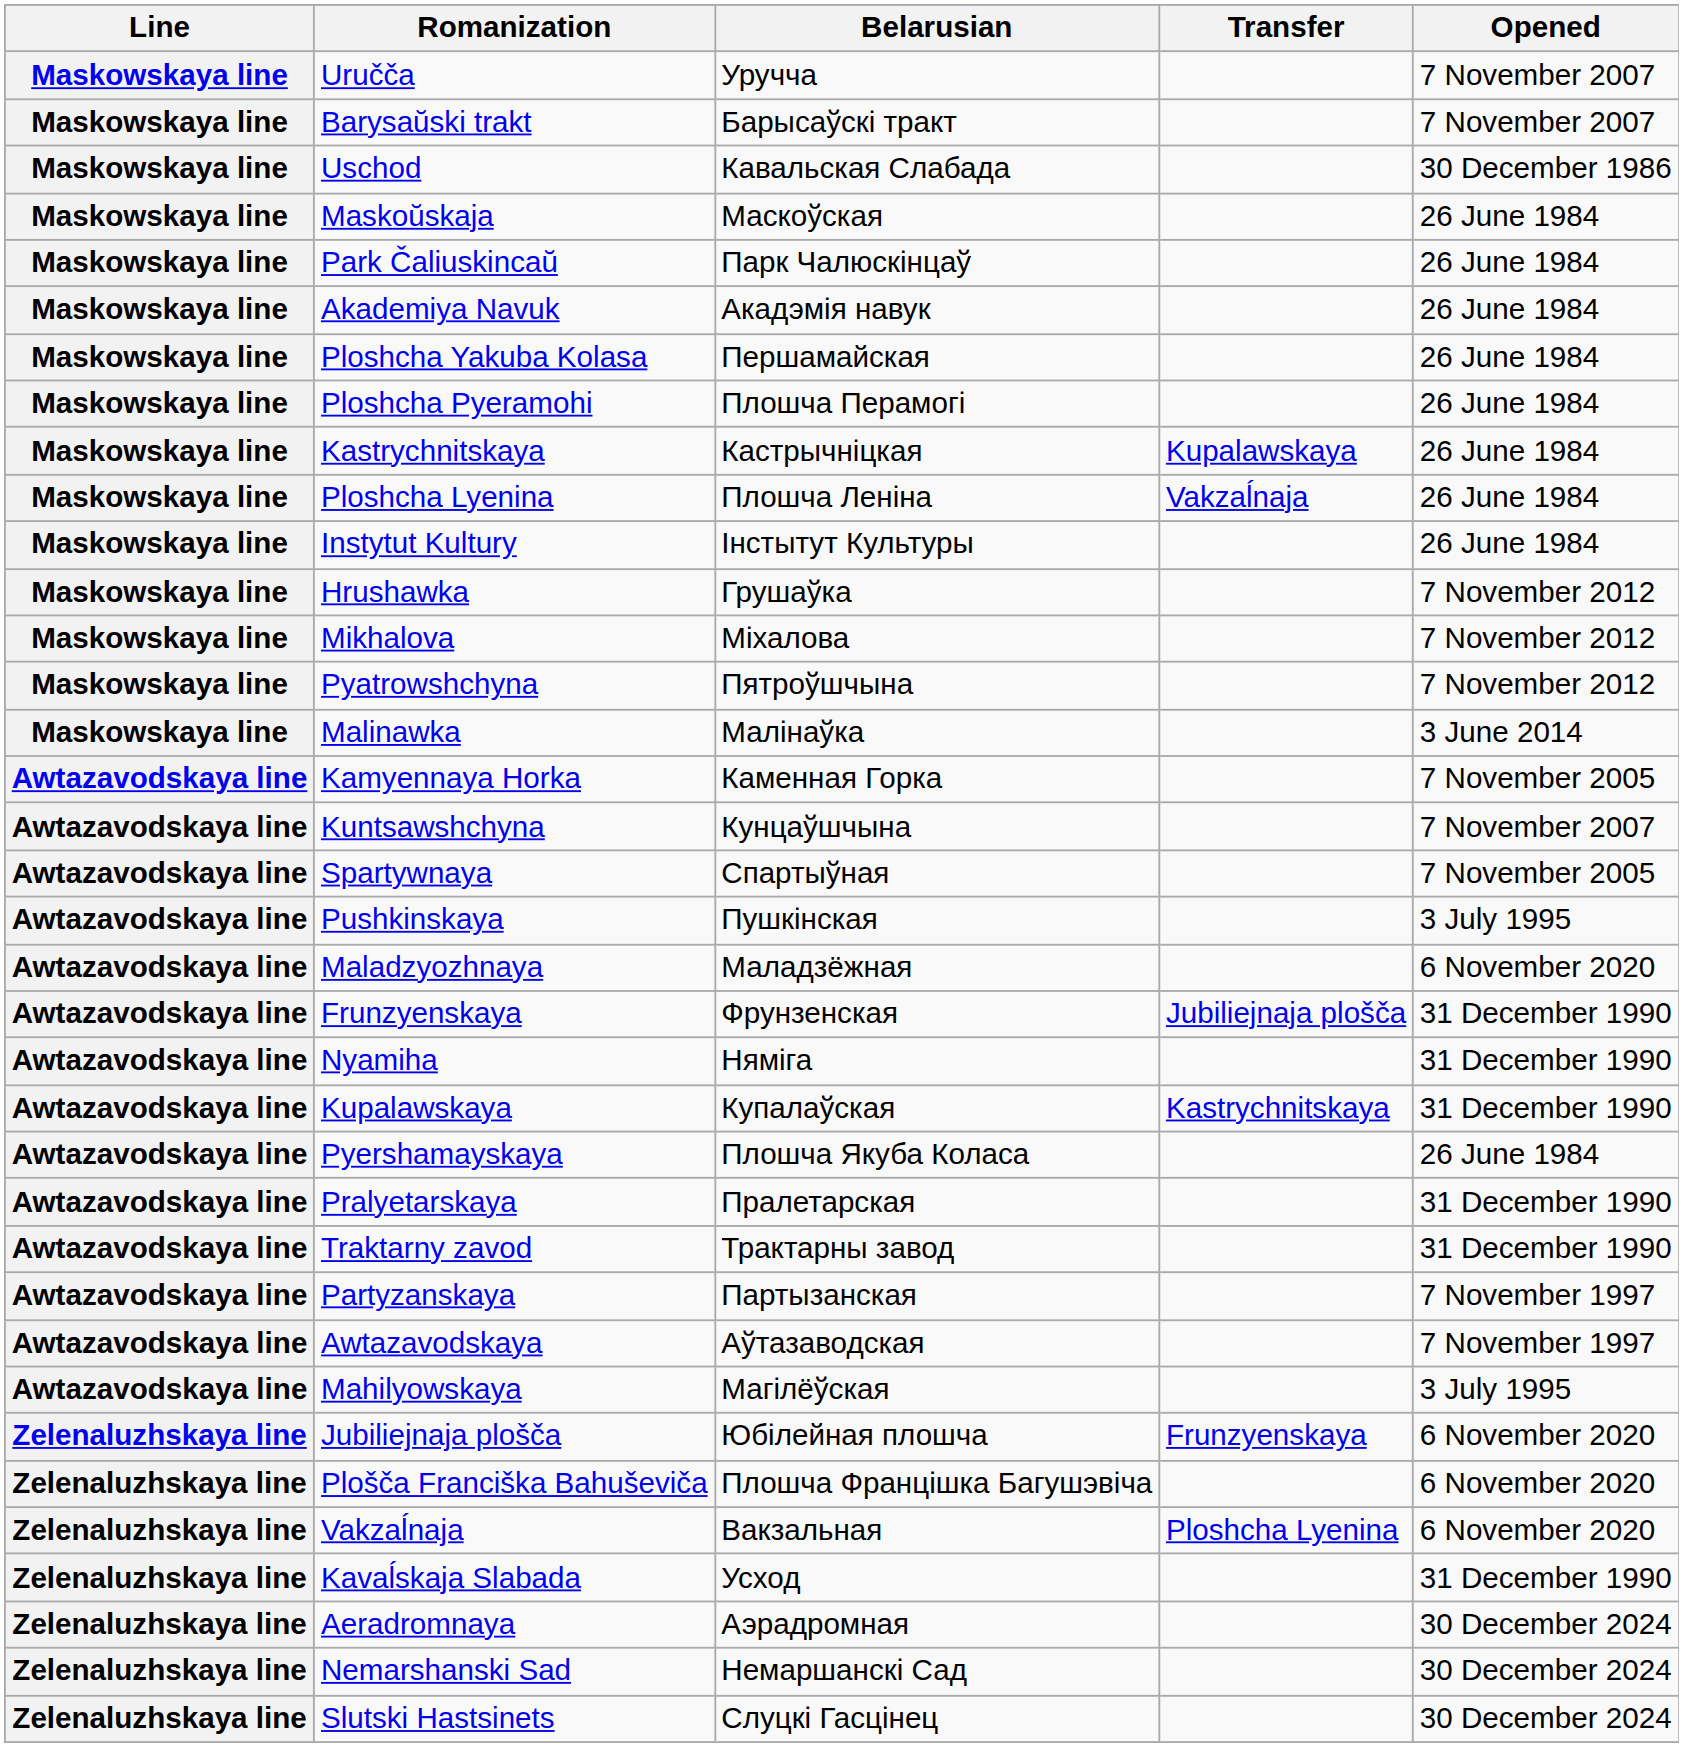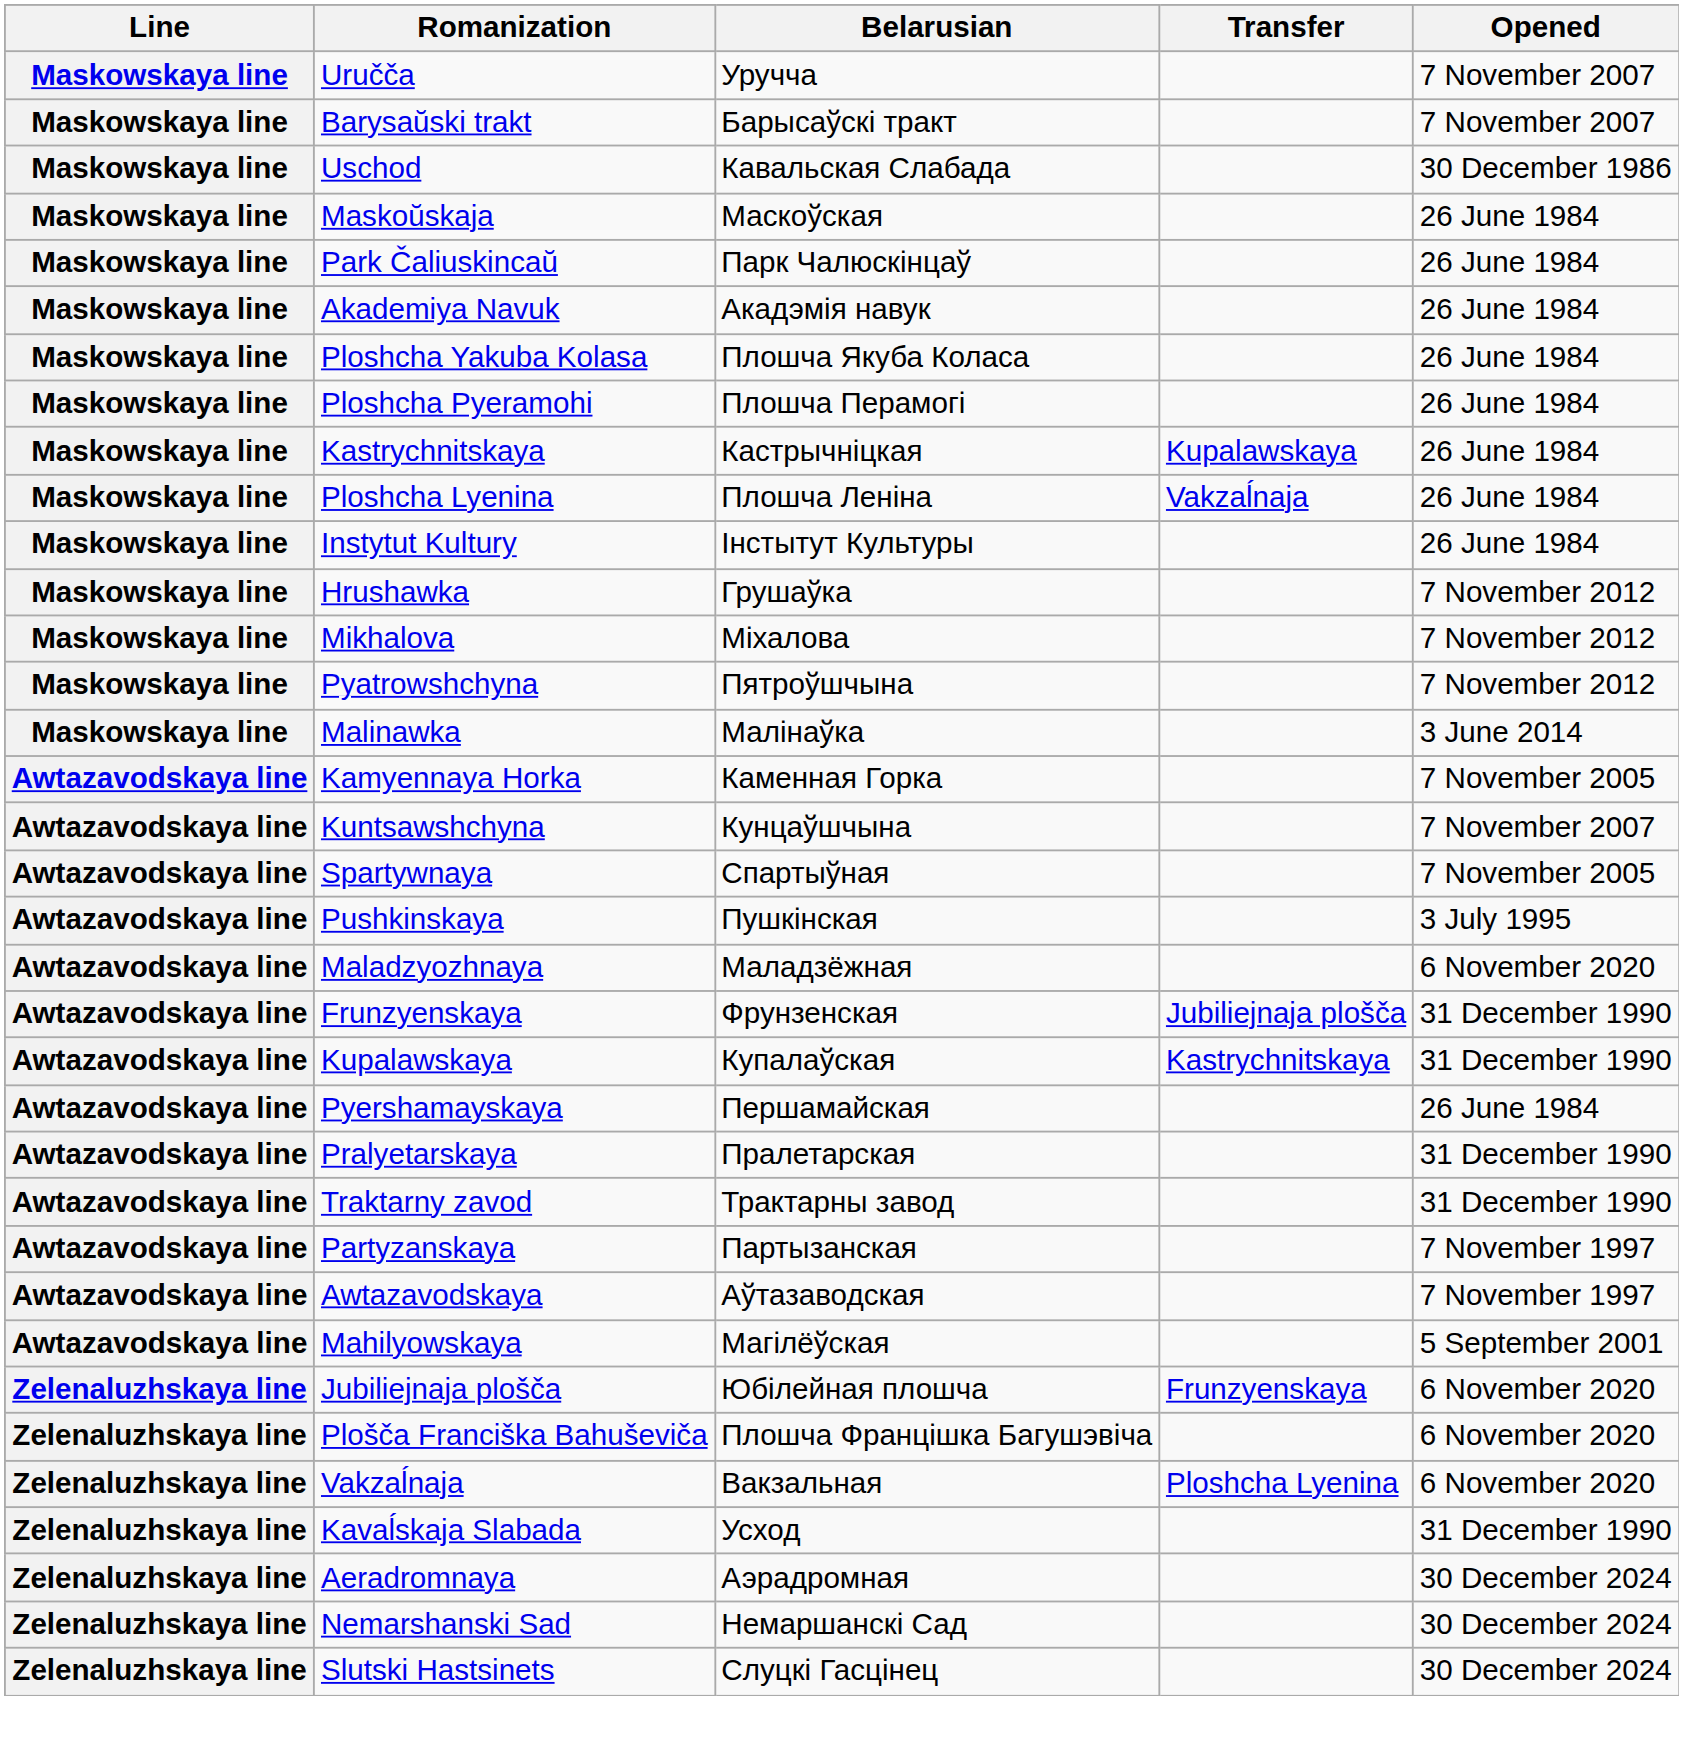(826, 356) Першамайская -> (875, 356) Плошча Якуба Коласа
- row: (379, 1060)
(875, 1154) Плошча Якуба Коласа -> (826, 1107) Першамайская
(1496, 1389) 3 July 1995 -> (1542, 1342) 5 September 2001
